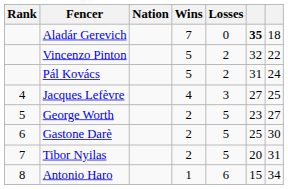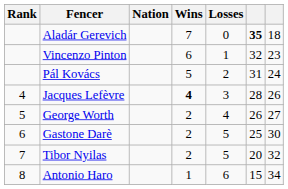(189, 54) 5 -> (189, 54) 6
(226, 54) 2 -> (226, 54) 1
(274, 54) 22 -> (274, 54) 23
(189, 94) normal -> (189, 94) bold
(256, 94) 27 -> (256, 94) 28
(274, 94) 25 -> (274, 94) 26
(226, 114) 5 -> (226, 114) 4
(256, 114) 23 -> (256, 114) 26
(274, 154) 31 -> (274, 154) 32
